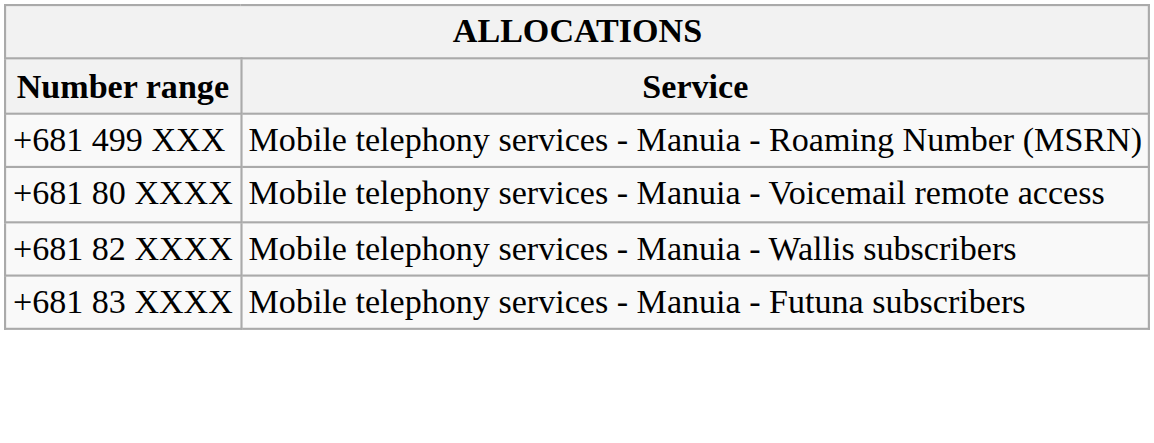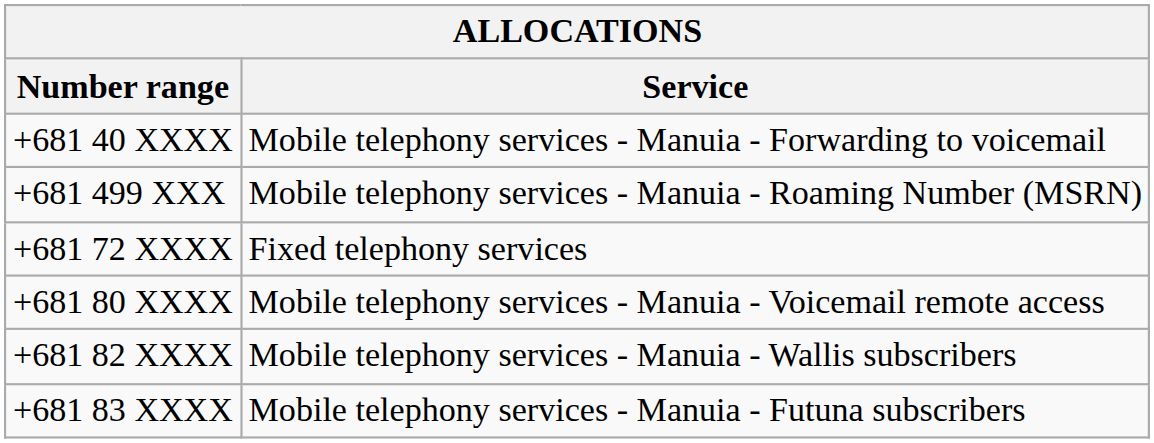+ row: (123, 139)
+ row: (123, 247)
